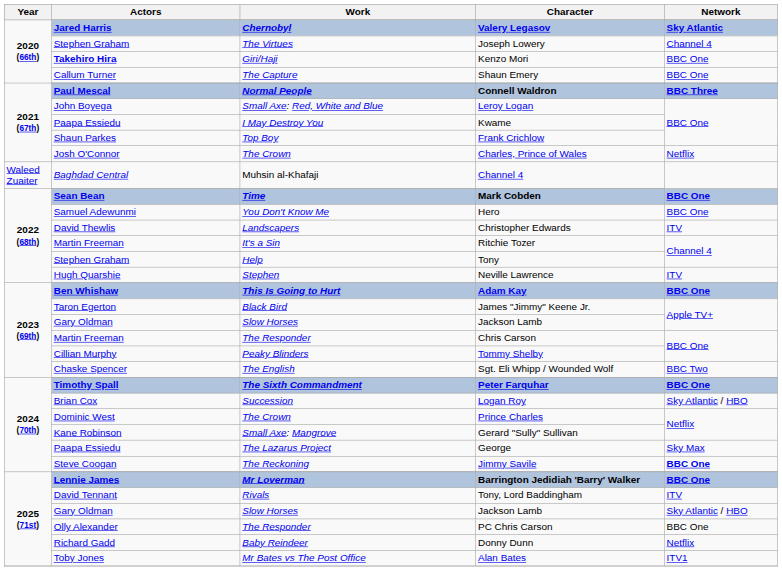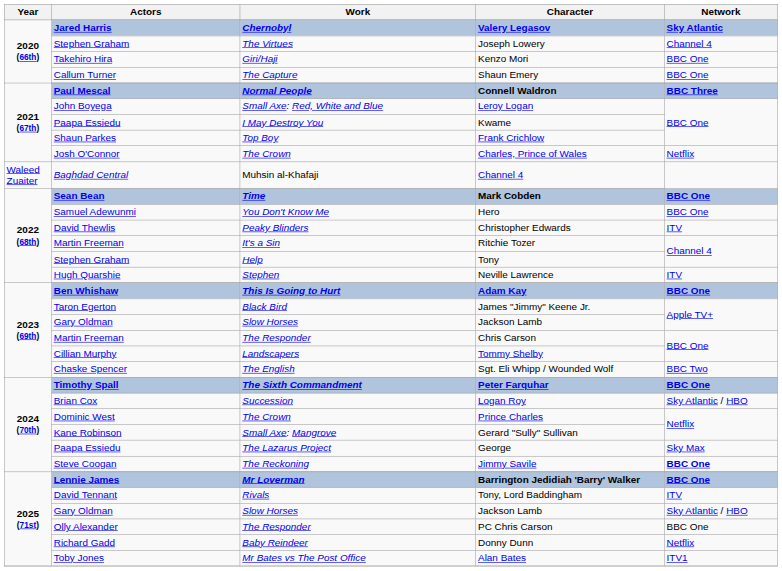(85, 59) bold -> (83, 59) normal
(271, 228) Landscapers -> (275, 228) Peaky Blinders
(275, 353) Peaky Blinders -> (271, 353) Landscapers
